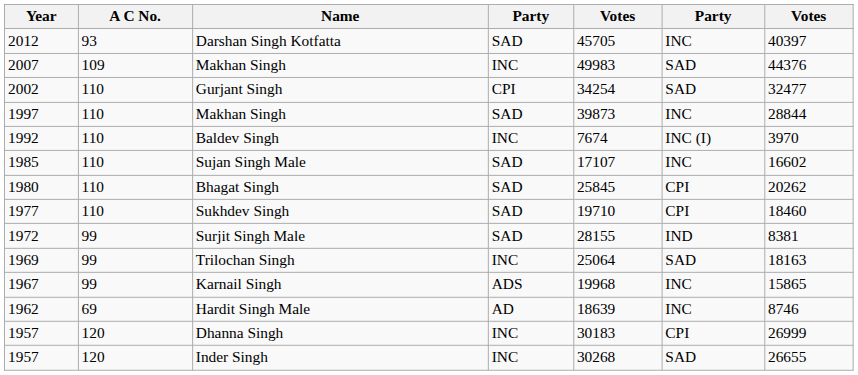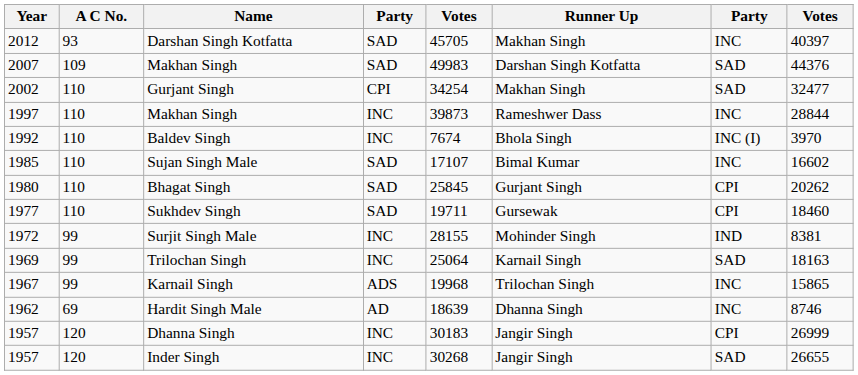+ column: (602, 16)
(505, 65) INC -> (382, 65) SAD
(507, 114) SAD -> (380, 114) INC
(596, 211) 19710 -> (449, 211) 19711
(507, 235) SAD -> (380, 235) INC
